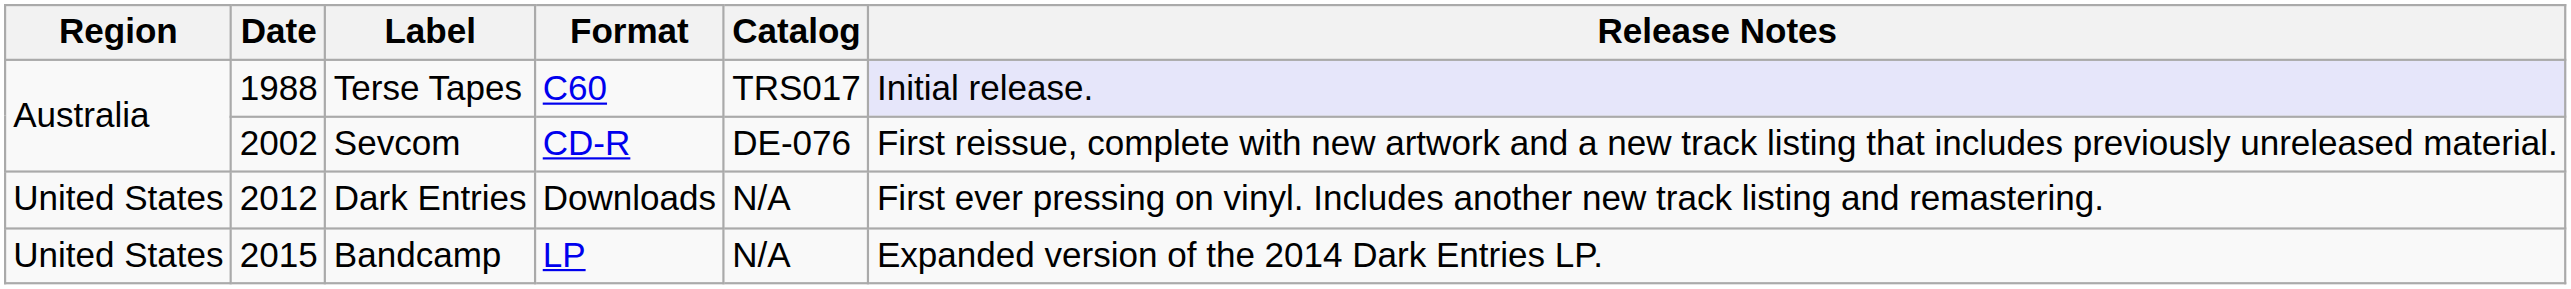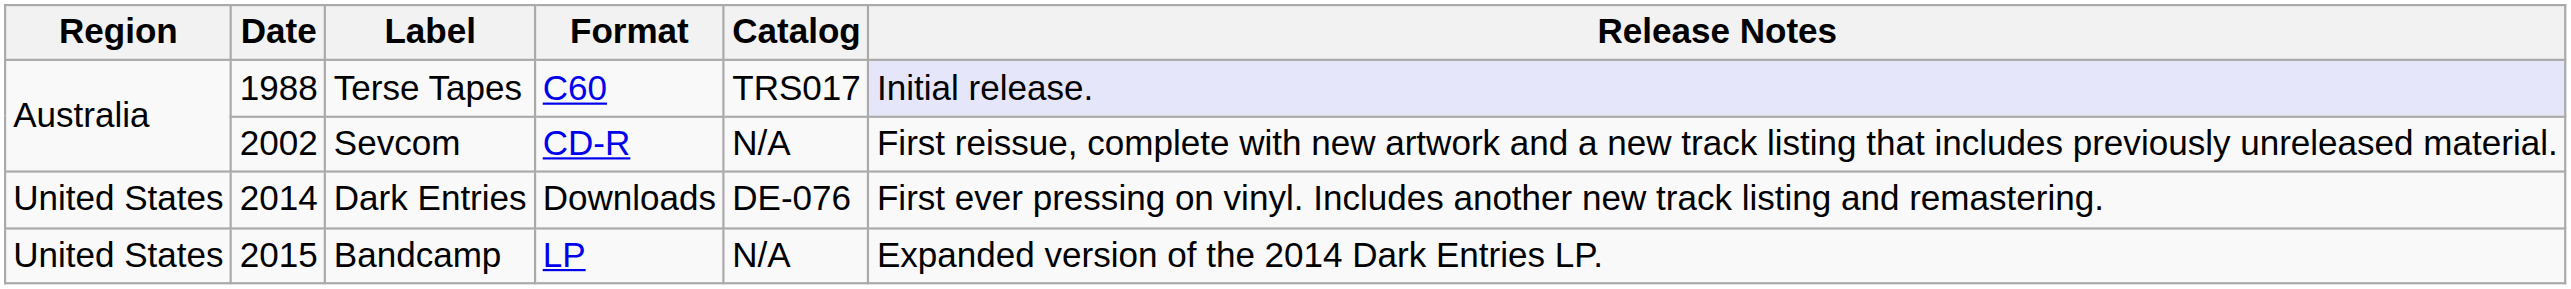(792, 143) DE-076 -> (761, 143) N/A
(279, 198) 2012 -> (279, 198) 2014
(761, 198) N/A -> (792, 198) DE-076
